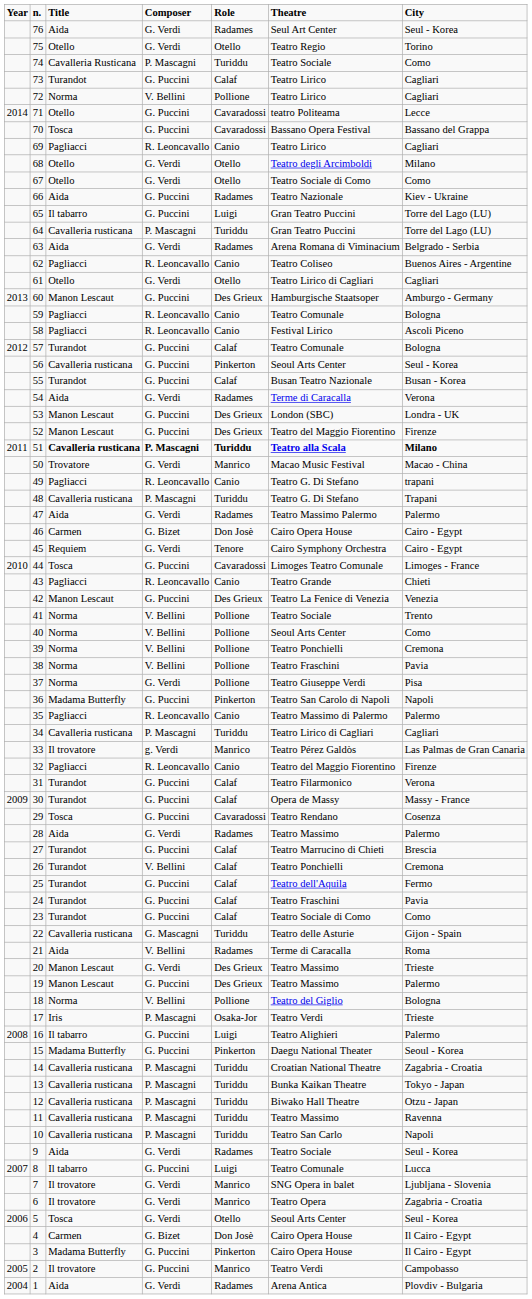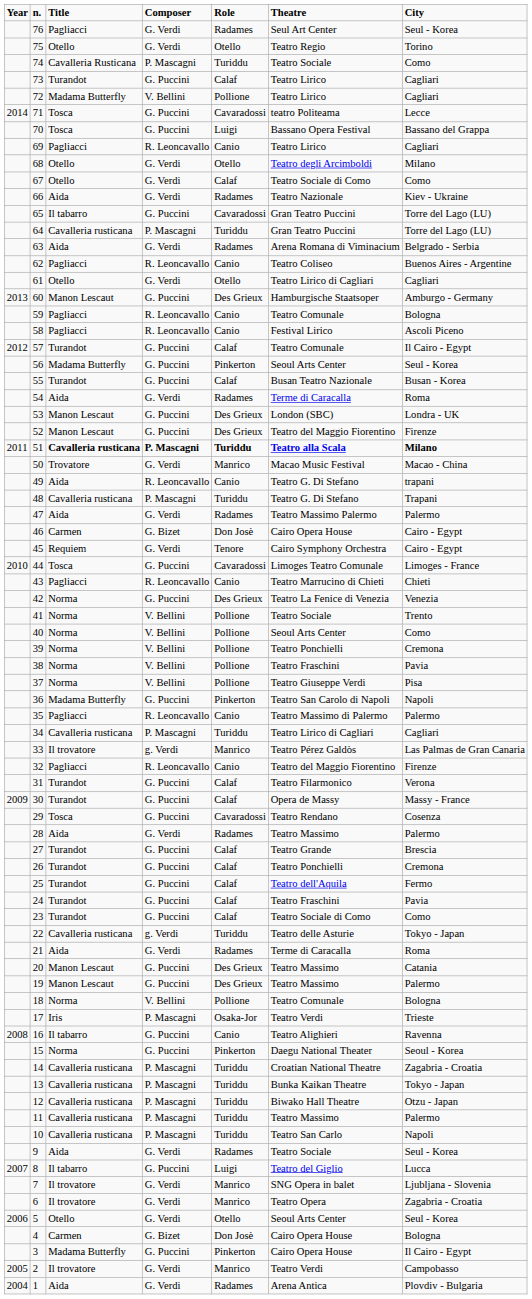(58, 29) Aida -> (68, 29) Pagliacci
(63, 96) Norma -> (87, 96) Madama Butterfly
(61, 113) Otello -> (60, 113) Tosca
(240, 130) Cavaradossi -> (226, 130) Luigi
(227, 180) Otello -> (226, 180) Calaf
(167, 197) G. Puccini -> (163, 197) G. Verdi
(226, 213) Luigi -> (240, 213) Cavaradossi
(423, 347) Bologna -> (438, 347) Il Cairo - Egypt
(90, 364) Cavalleria rusticana -> (87, 364) Madama Butterfly
(420, 398) Verona -> (417, 398) Roma
(68, 481) Pagliacci -> (58, 481) Aida
(301, 582) Teatro Grande -> (327, 582) Teatro Marrucino di Chieti
(81, 599) Manon Lescaut -> (63, 599) Norma
(163, 682) G. Verdi -> (165, 682) V. Bellini
(327, 850) Teatro Marrucino di Chieti -> (301, 850) Teatro Grande
(165, 866) V. Bellini -> (167, 866) G. Puccini
(172, 933) G. Mascagni -> (161, 933) g. Verdi
(433, 933) Gijon - Spain -> (435, 933) Tokyo - Japan
(165, 950) V. Bellini -> (163, 950) G. Verdi
(163, 967) G. Verdi -> (167, 967) G. Puccini
(419, 967) Trieste -> (421, 967) Catania
(307, 1000) Teatro del Giglio -> (307, 1000) Teatro Comunale
(226, 1034) Luigi -> (227, 1034) Canio
(422, 1034) Palermo -> (423, 1034) Ravenna
(87, 1051) Madama Butterfly -> (63, 1051) Norma
(423, 1118) Ravenna -> (422, 1118) Palermo
(307, 1168) Teatro Comunale -> (307, 1168) Teatro del Giglio
(60, 1218) Tosca -> (61, 1218) Otello
(438, 1235) Il Cairo - Egypt -> (423, 1235) Bologna
(167, 1268) G. Puccini -> (163, 1268) G. Verdi
